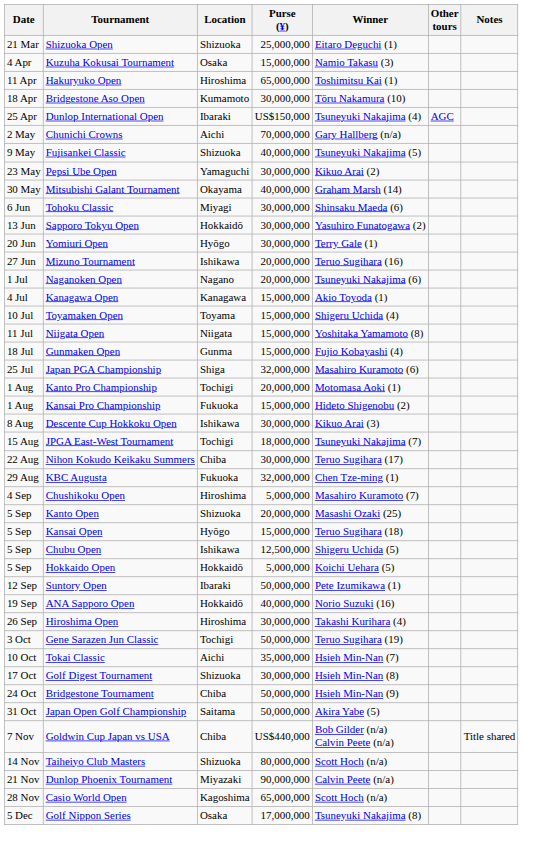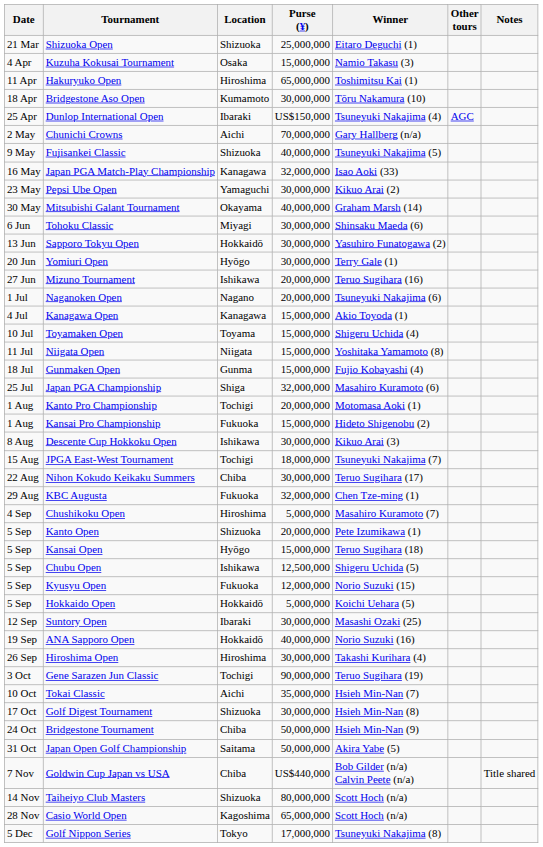+ row: (130, 171)
(358, 513) Masashi Ozaki (25) -> (378, 531) Pete Izumikawa (1)
+ row: (76, 586)
(285, 586) 50,000,000 -> (305, 622) 30,000,000
(358, 586) Pete Izumikawa (1) -> (378, 622) Masashi Ozaki (25)
(285, 640) 50,000,000 -> (305, 676) 90,000,000
- row: (109, 779)
(214, 815) Osaka -> (234, 833) Tokyo
